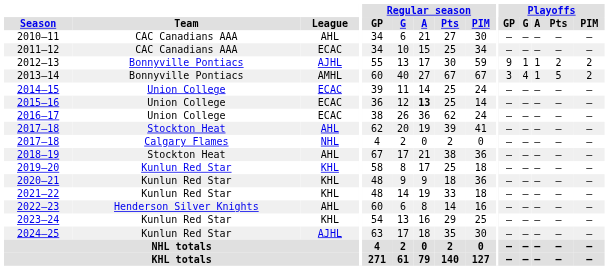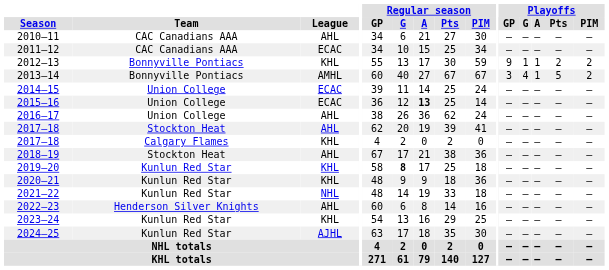(330, 63) AJHL -> (330, 63) KHL
(330, 115) ECAC -> (330, 115) AHL
(330, 141) NHL -> (330, 141) KHL
(403, 168) normal -> (403, 168) bold
(330, 194) KHL -> (330, 194) NHL
